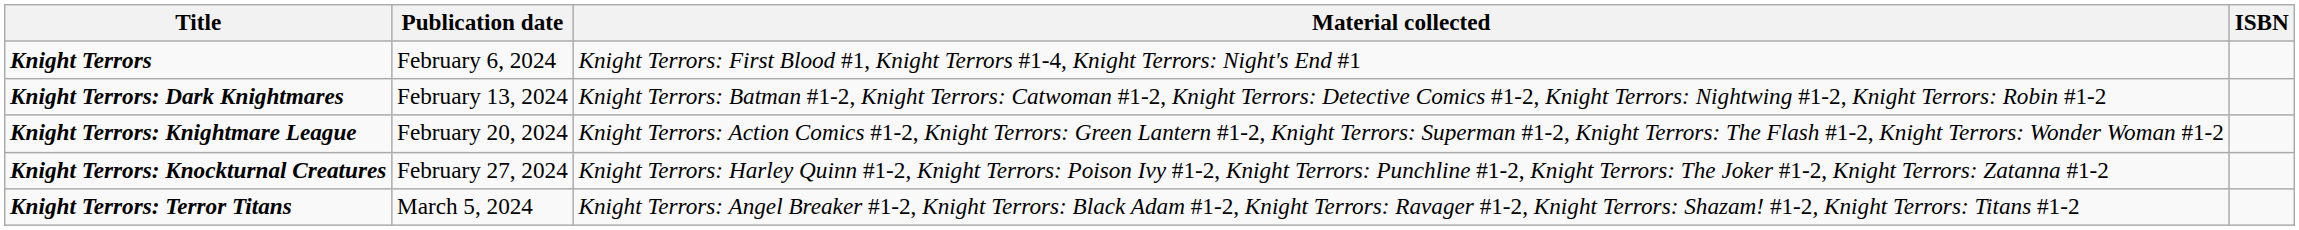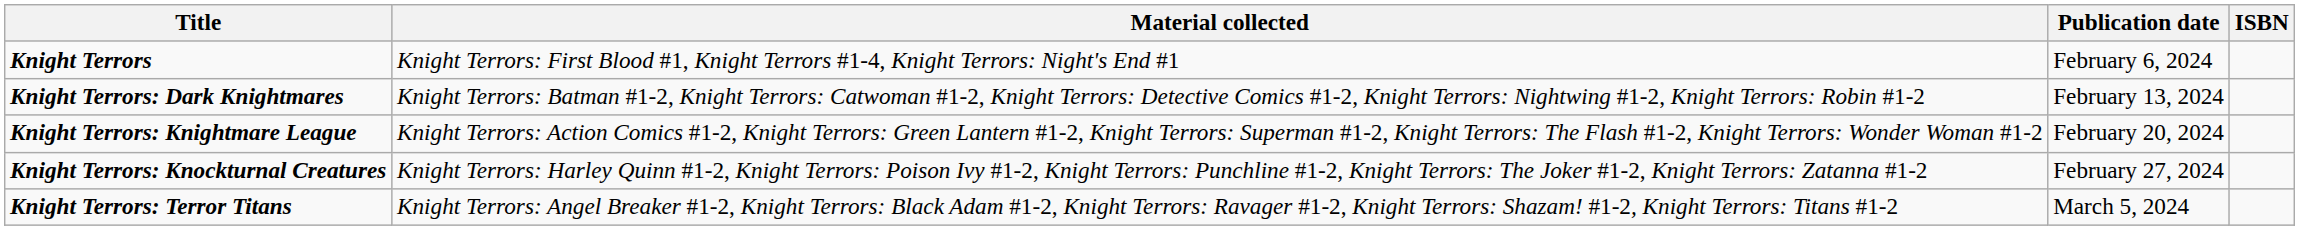columns swapped: (1401, 22) <-> (482, 22)
